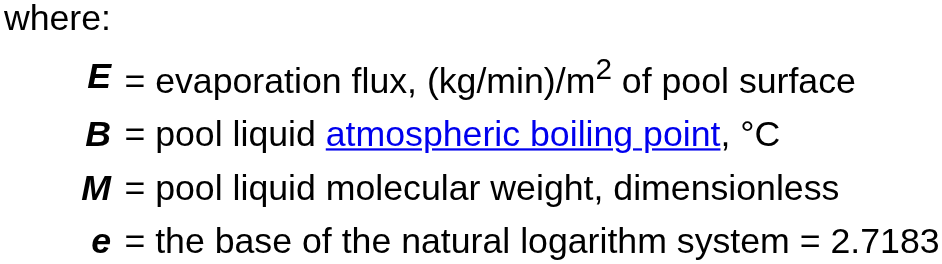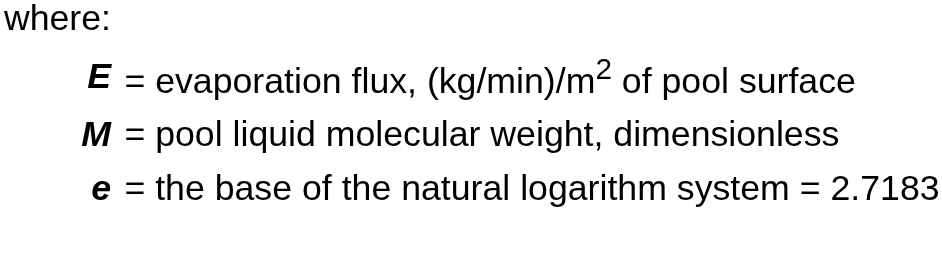- row: (98, 135)
